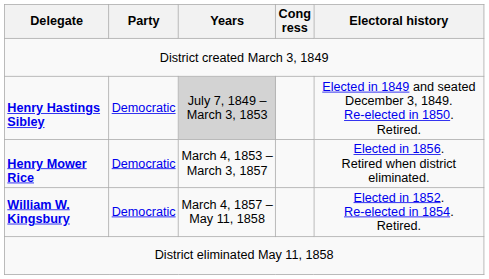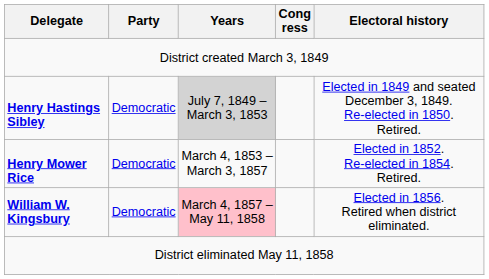(399, 163) Elected in 1856. Retired when district eliminated. -> (399, 163) Elected in 1852. Re-elected in 1854. Retired.
(227, 212) no background -> (227, 212) pink background
(399, 212) Elected in 1852. Re-elected in 1854. Retired. -> (399, 212) Elected in 1856. Retired when district eliminated.
